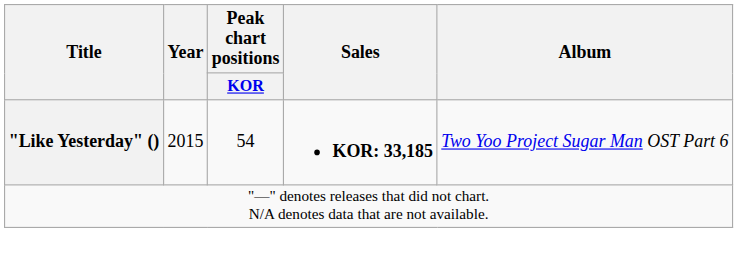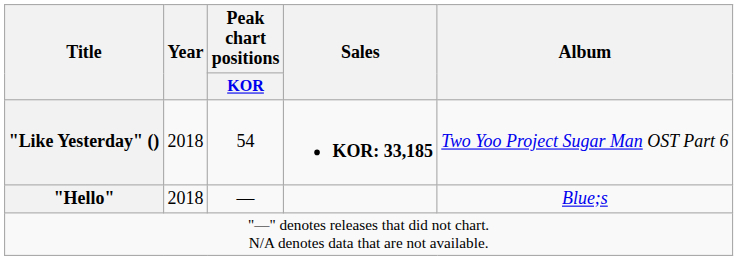(185, 142) 2015 -> (185, 142) 2018
+ row: (84, 198)
